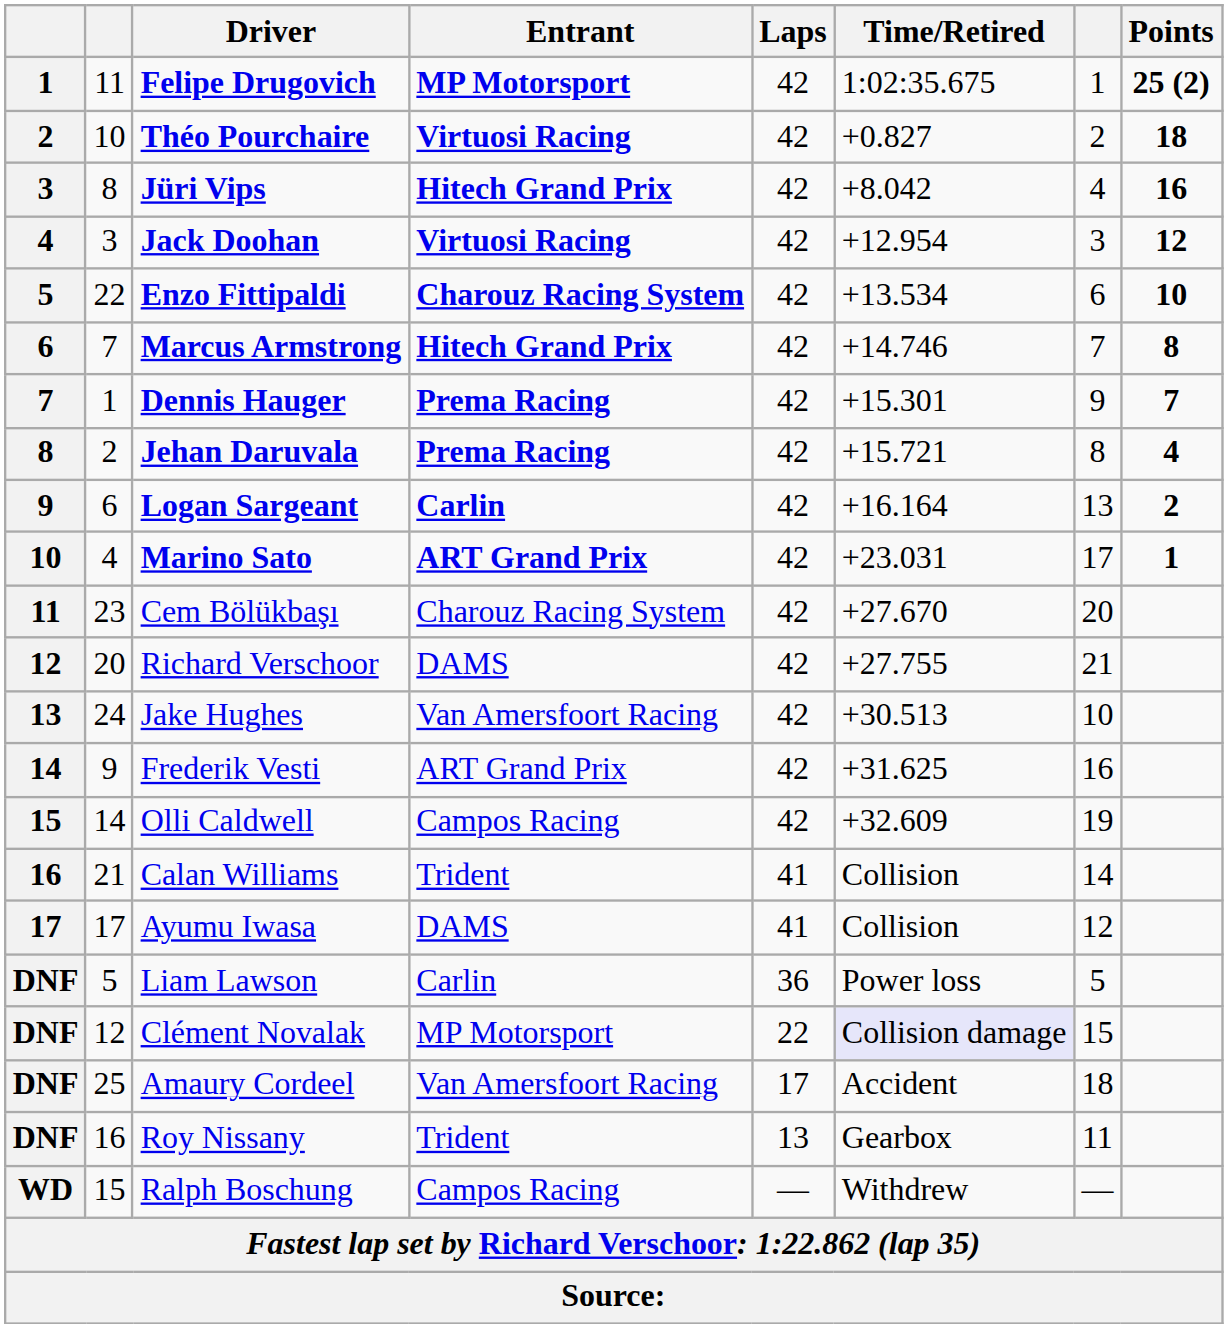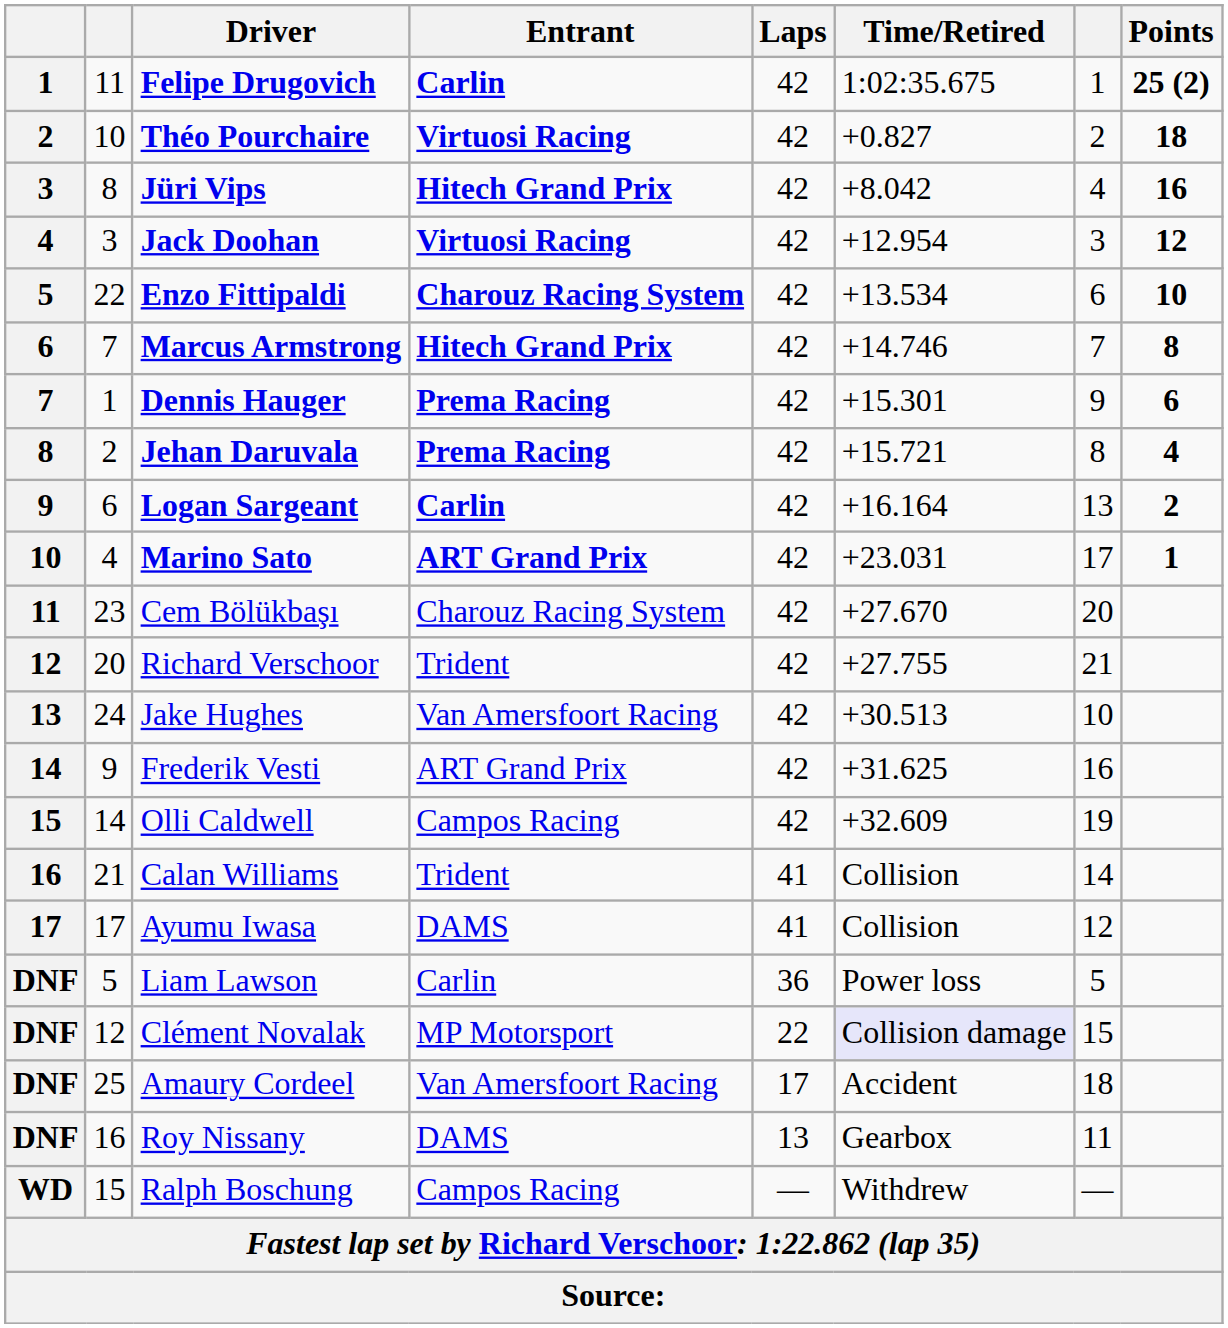(523, 83) MP Motorsport -> (461, 83) Carlin
(1171, 399) 7 -> (1171, 399) 6
(463, 663) DAMS -> (463, 663) Trident
(463, 1137) Trident -> (463, 1137) DAMS
